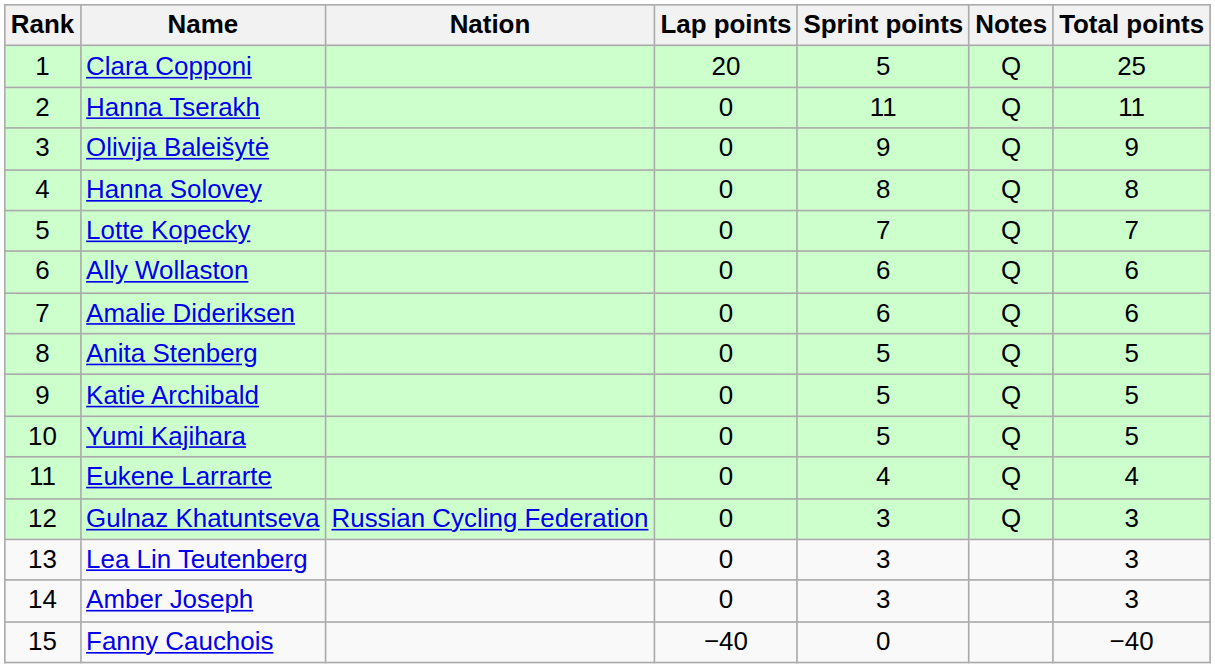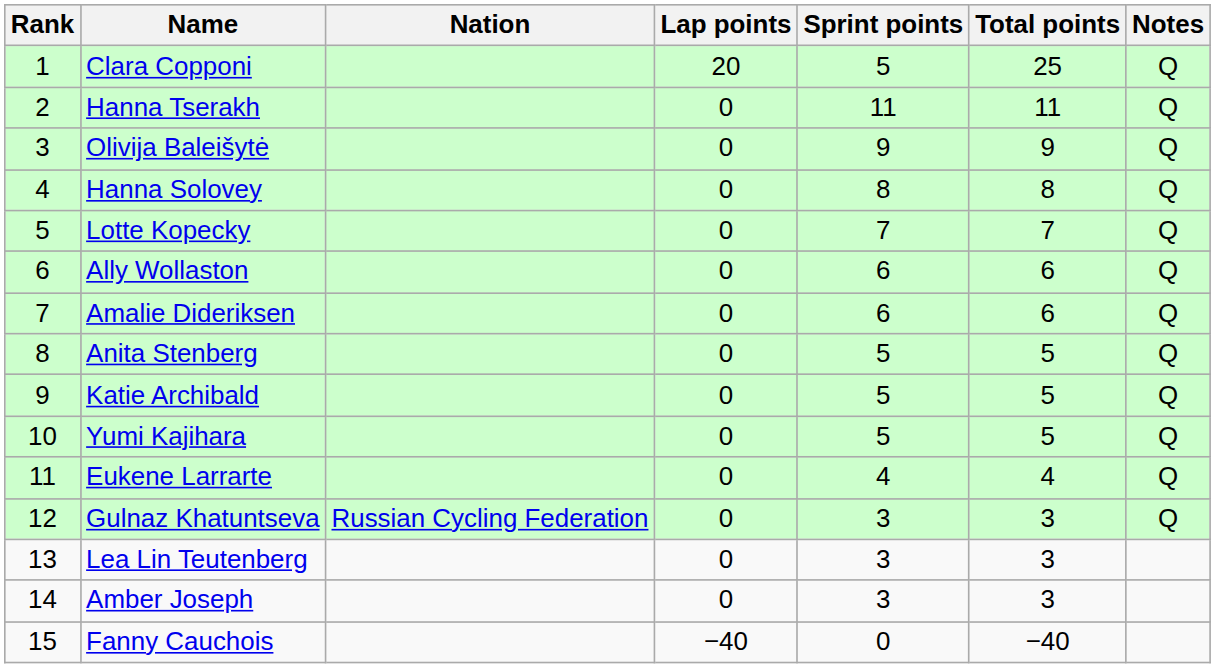columns swapped: (1132, 25) <-> (1011, 25)
